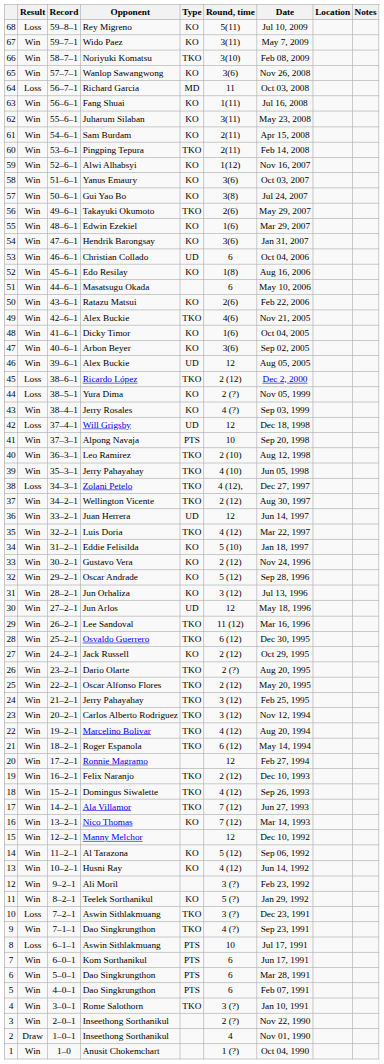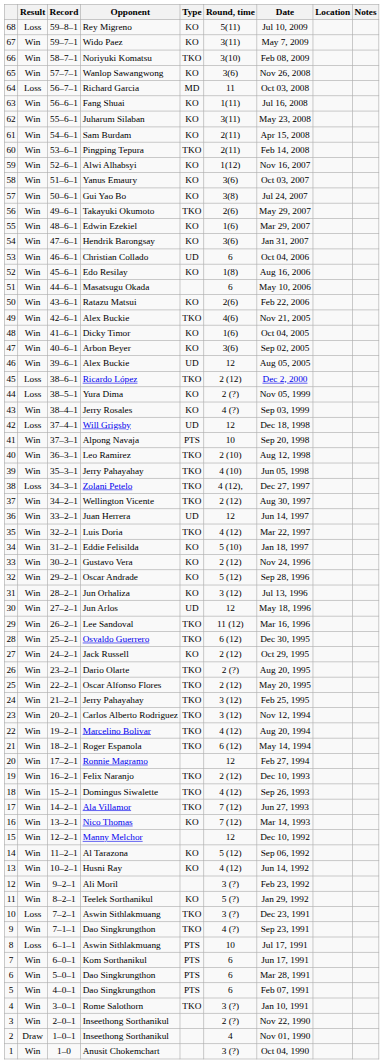(230, 1051) 1 (?) -> (230, 1051) 3 (?)
